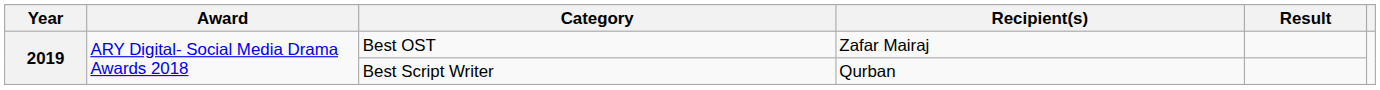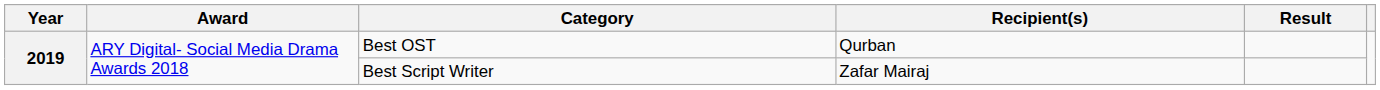(884, 45) Zafar Mairaj -> (867, 45) Qurban
(867, 72) Qurban -> (884, 72) Zafar Mairaj
